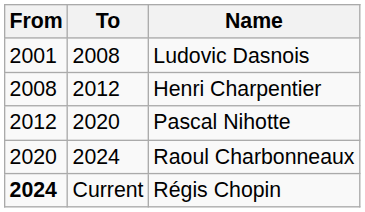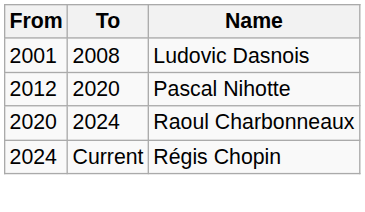- row: (237, 88)
(33, 190) bold -> (33, 156) normal
